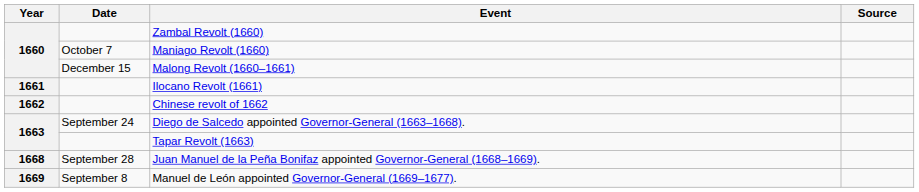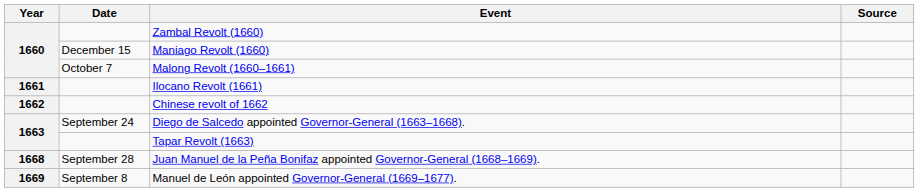(87, 50) October 7 -> (96, 50) December 15
(96, 68) December 15 -> (87, 68) October 7
